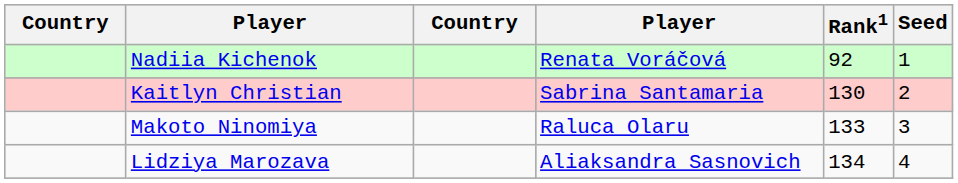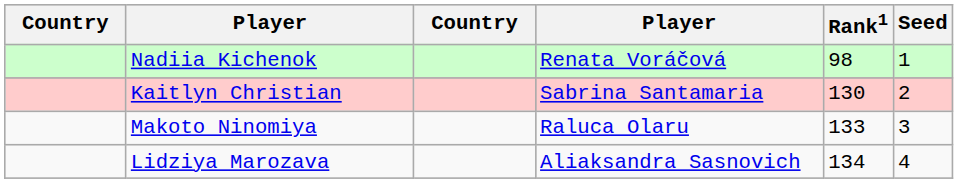(841, 61) 92 -> (841, 61) 98
